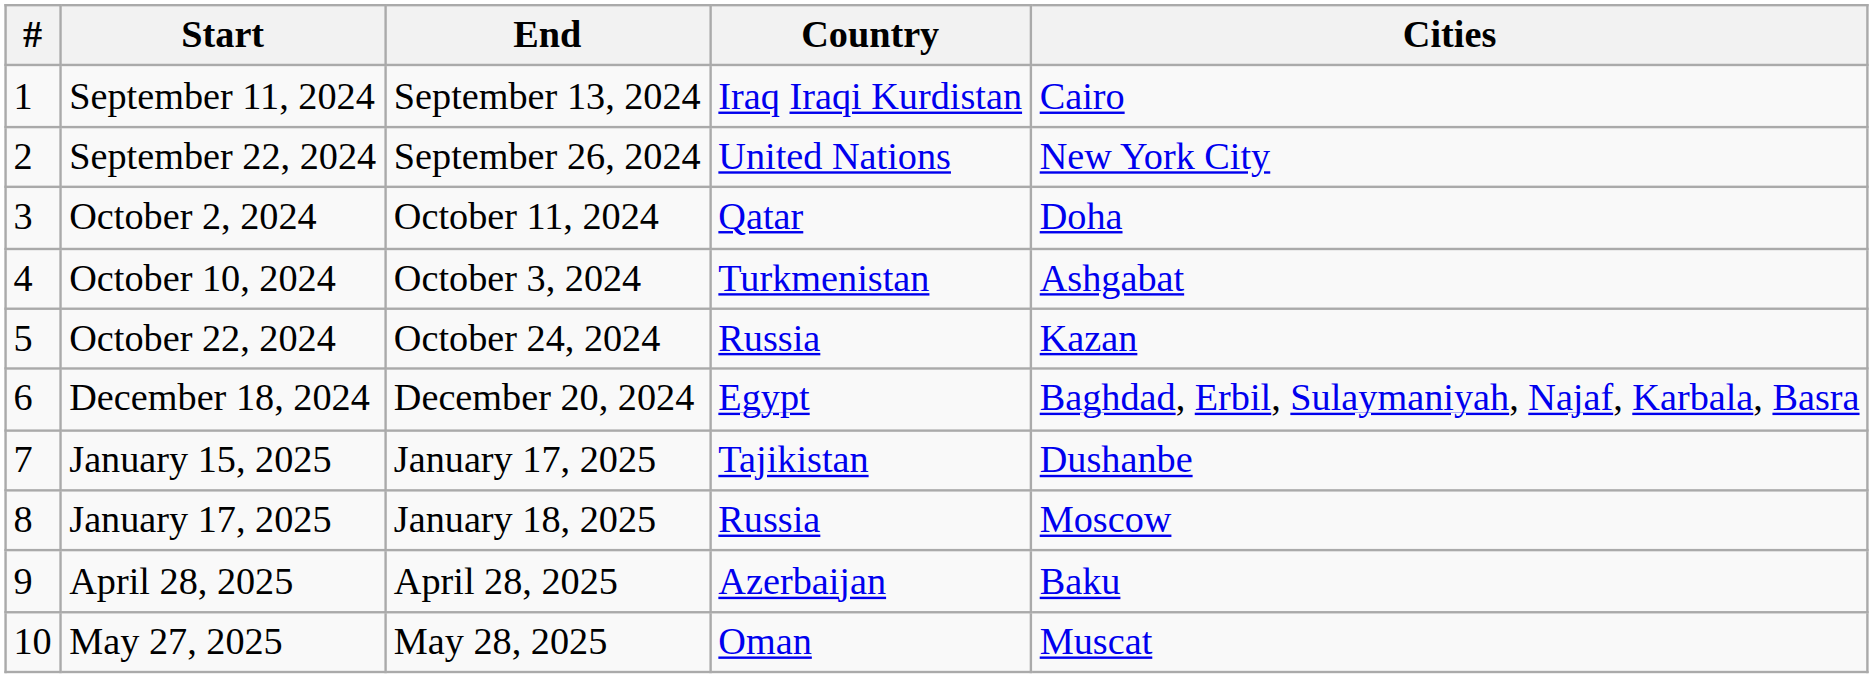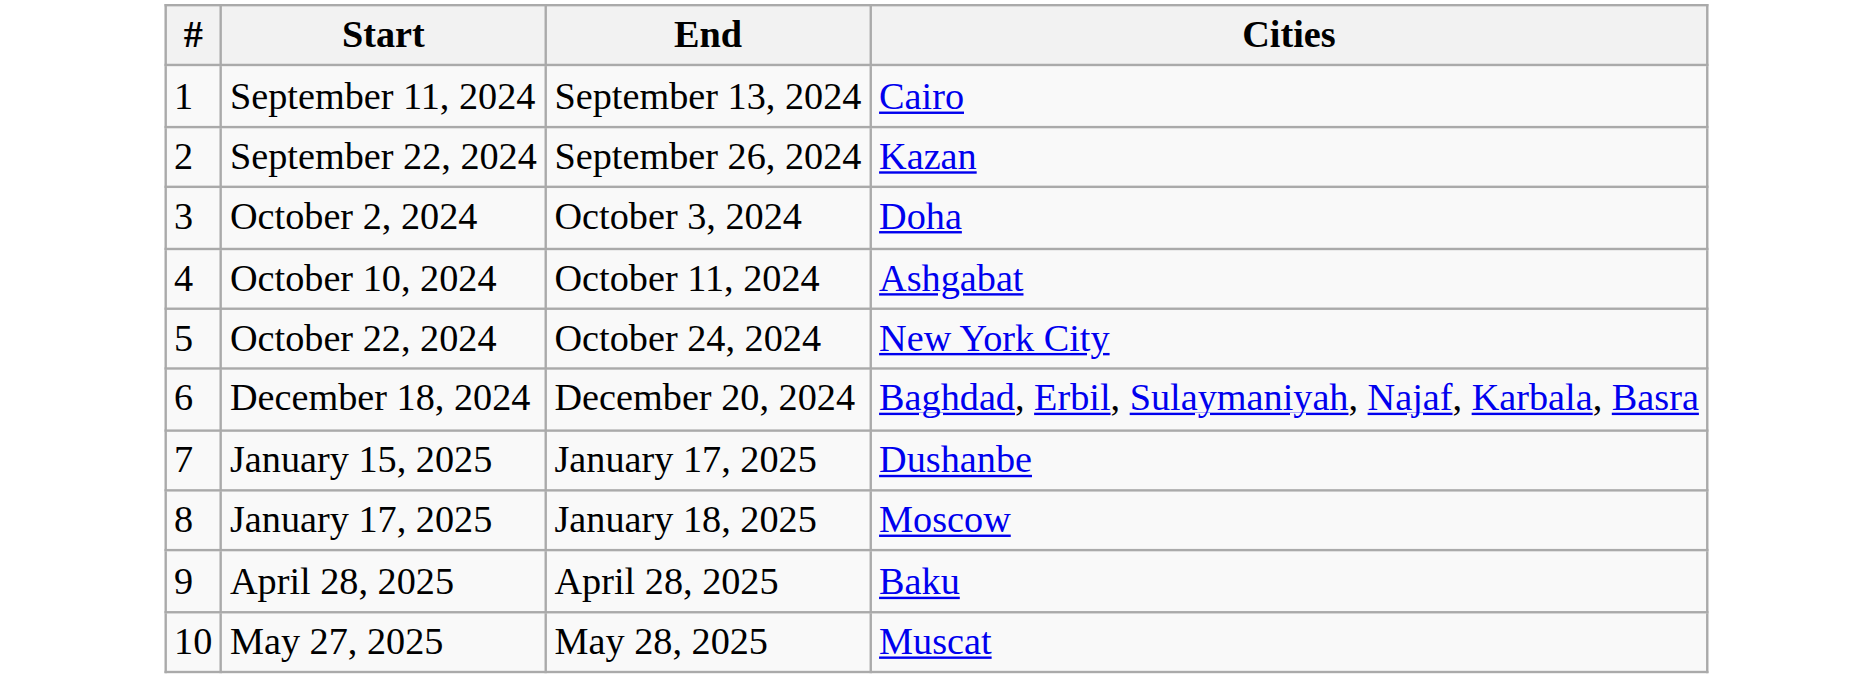- column: (870, 34)
(1155, 156) New York City -> (928, 156) Kazan
(526, 216) October 11, 2024 -> (678, 216) October 3, 2024
(518, 277) October 3, 2024 -> (687, 277) October 11, 2024
(1089, 338) Kazan -> (994, 338) New York City
